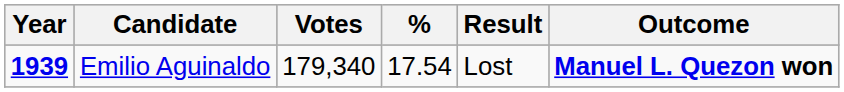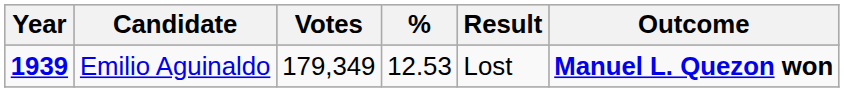(329, 65) 179,340 -> (329, 65) 179,349
(419, 65) 17.54 -> (419, 65) 12.53
